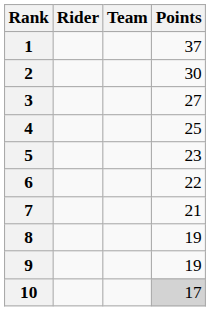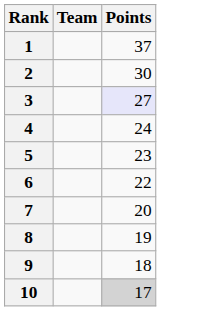- column: (78, 18)
(193, 100) no background -> (143, 100) lavender background
(193, 127) 25 -> (143, 127) 24
(193, 210) 21 -> (143, 210) 20
(193, 264) 19 -> (143, 264) 18
